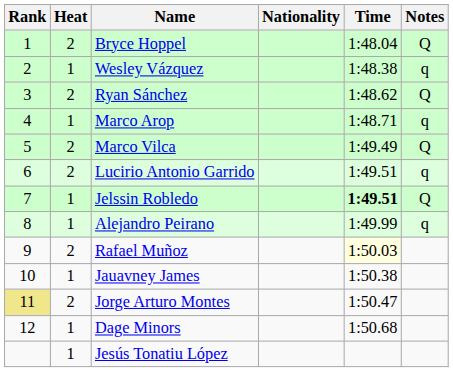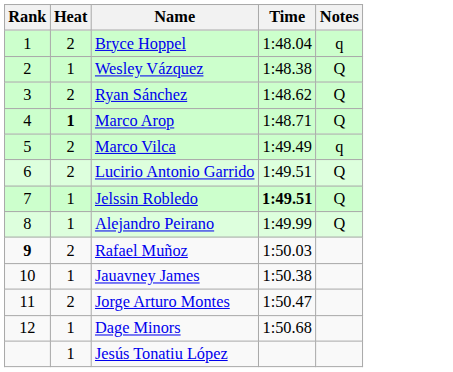- column: (301, 17)
(425, 43) Q -> (339, 43) q
(425, 69) q -> (339, 69) Q
(71, 120) normal -> (71, 120) bold
(425, 120) q -> (339, 120) Q
(425, 146) Q -> (339, 146) q
(425, 172) q -> (339, 172) Q
(425, 224) q -> (339, 224) Q
(27, 250) normal -> (27, 250) bold
(373, 250) lightyellow background -> (287, 250) no background
(27, 302) khaki background -> (27, 302) no background
